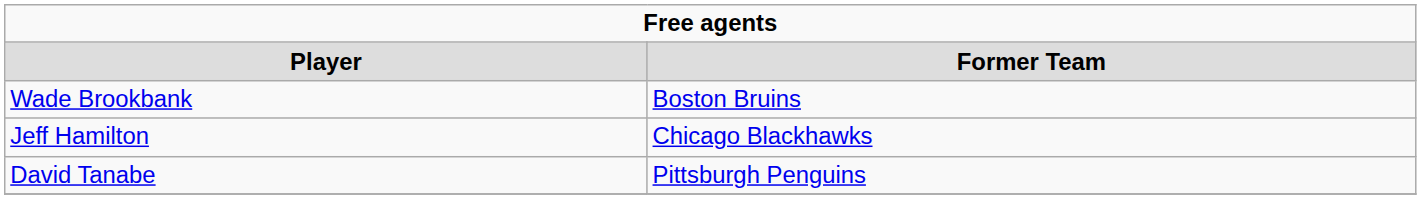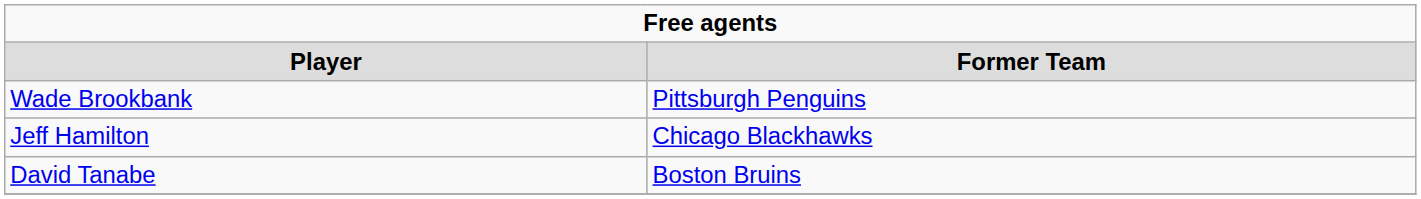(727, 99) Boston Bruins -> (759, 99) Pittsburgh Penguins
(759, 174) Pittsburgh Penguins -> (727, 174) Boston Bruins
